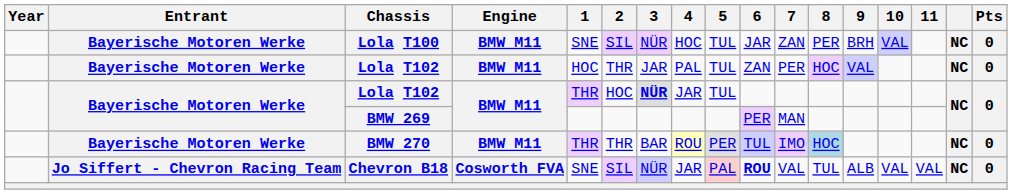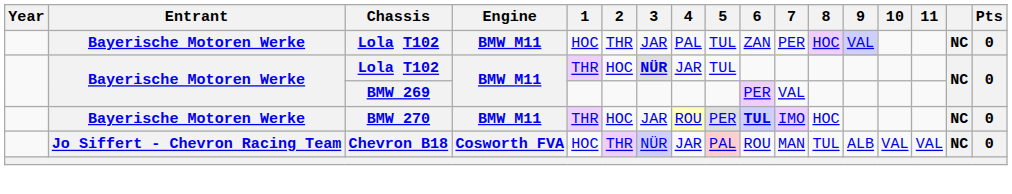- row: (197, 42)
(792, 118) MAN -> (792, 93) VAL
(619, 144) THR -> (619, 118) HOC
(654, 144) BAR -> (654, 118) JAR
(757, 144) normal -> (757, 118) bold
(826, 144) lightblue background -> (826, 118) no background
(585, 169) SNE -> (585, 144) HOC
(619, 169) SIL -> (619, 144) THR
(757, 169) bold -> (757, 144) normal
(792, 169) VAL -> (792, 144) MAN
